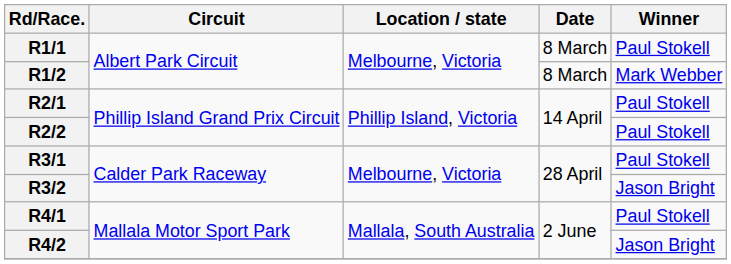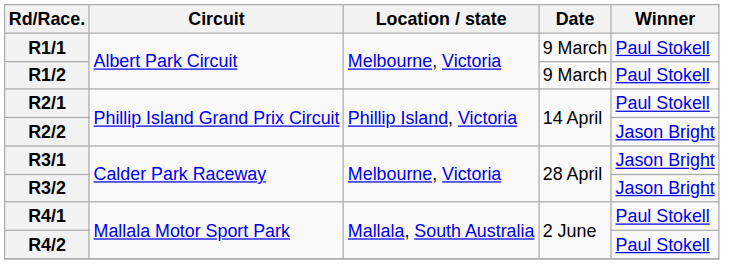(575, 47) 8 March -> (575, 47) 9 March
(575, 76) 8 March -> (575, 76) 9 March
(669, 76) Mark Webber -> (663, 76) Paul Stokell
(663, 132) Paul Stokell -> (665, 132) Jason Bright
(663, 160) Paul Stokell -> (665, 160) Jason Bright
(665, 245) Jason Bright -> (663, 245) Paul Stokell
